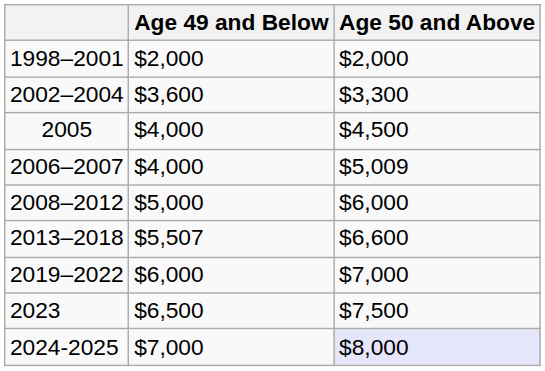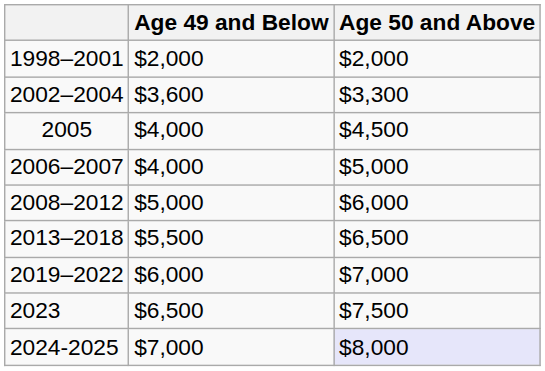(374, 166) $5,009 -> (374, 166) $5,000
(169, 238) $5,507 -> (169, 238) $5,500
(374, 238) $6,600 -> (374, 238) $6,500
